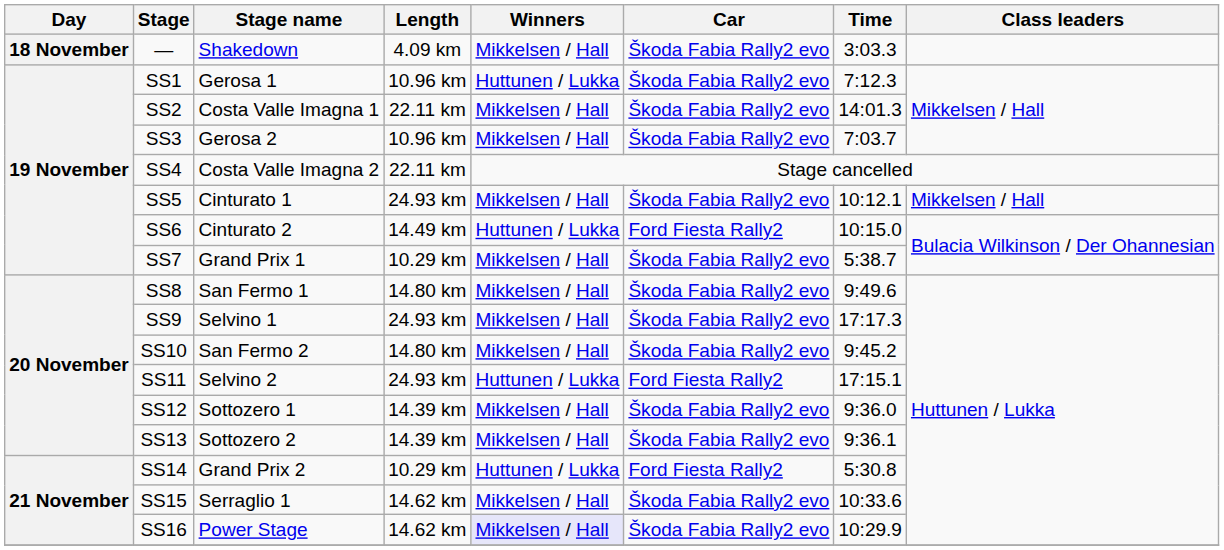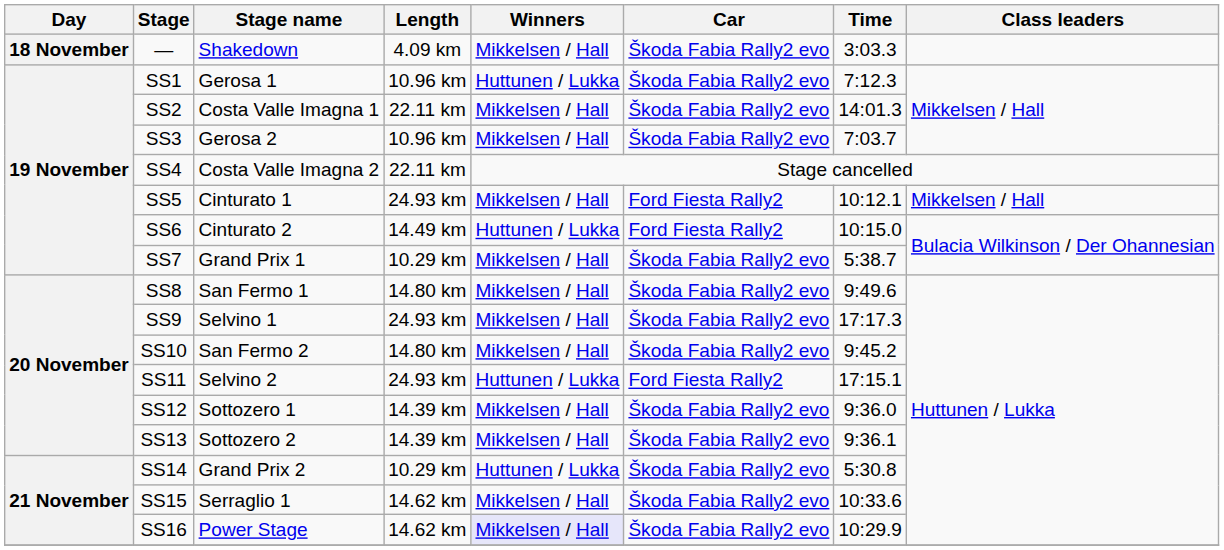(729, 199) Škoda Fabia Rally2 evo -> (706, 199) Ford Fiesta Rally2
(706, 469) Ford Fiesta Rally2 -> (729, 469) Škoda Fabia Rally2 evo
